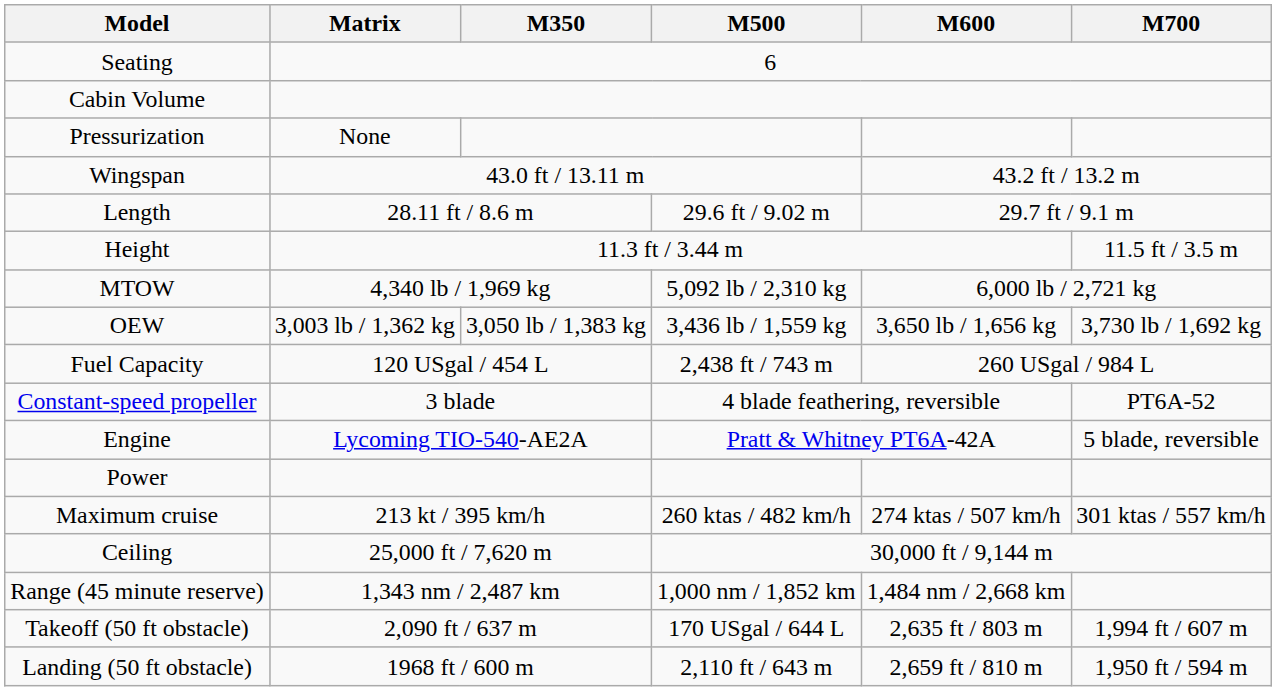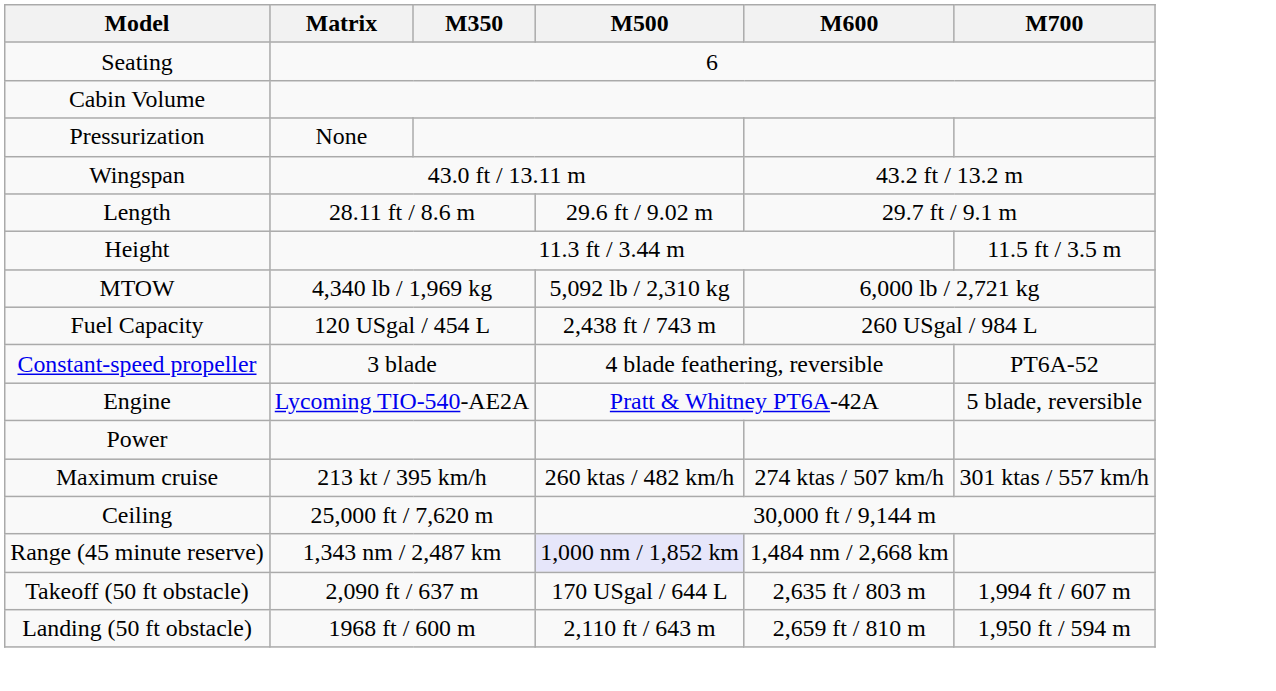- row: (137, 325)
(756, 590) no background -> (640, 552) lavender background
